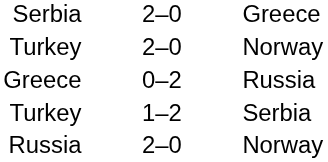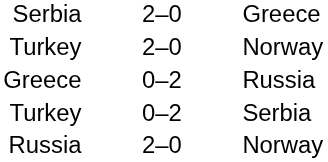(162, 112) 1–2 -> (162, 112) 0–2
